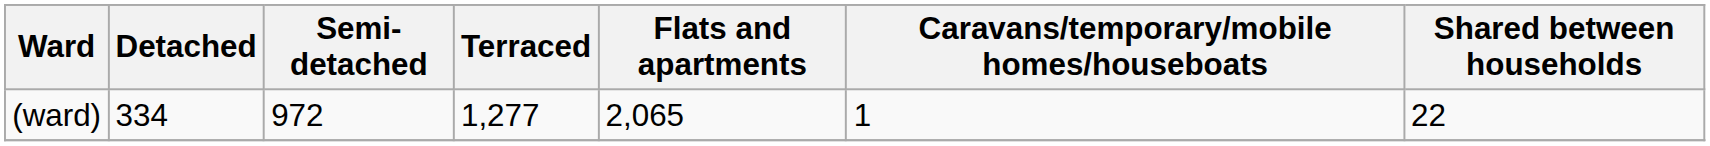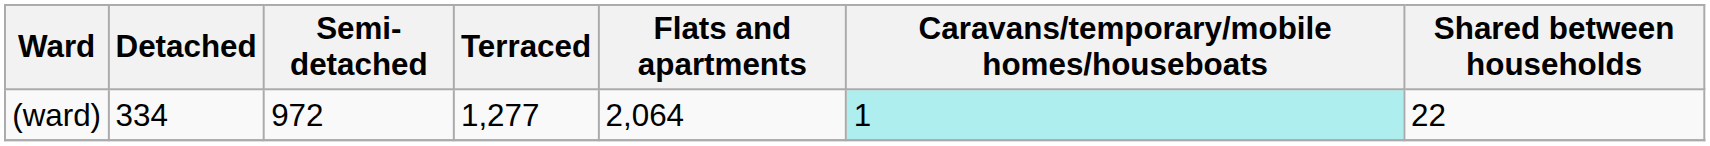(645, 114) 2,065 -> (645, 114) 2,064
(862, 114) no background -> (862, 114) paleturquoise background
